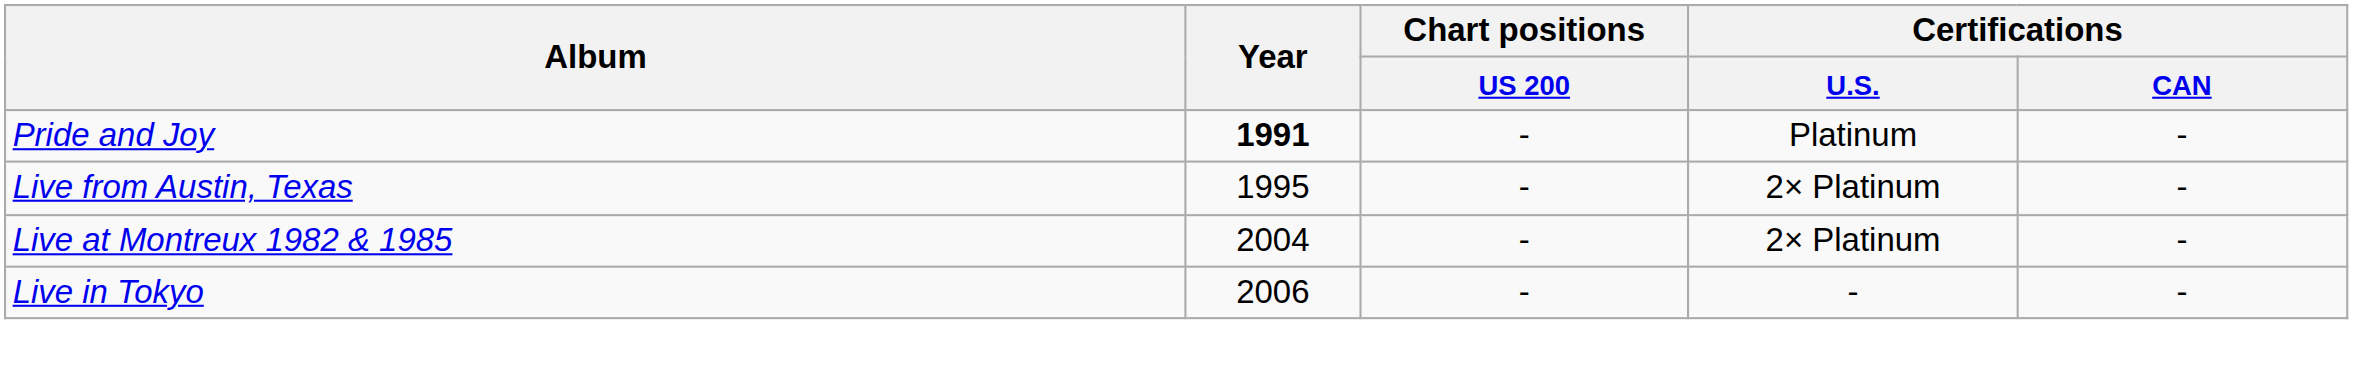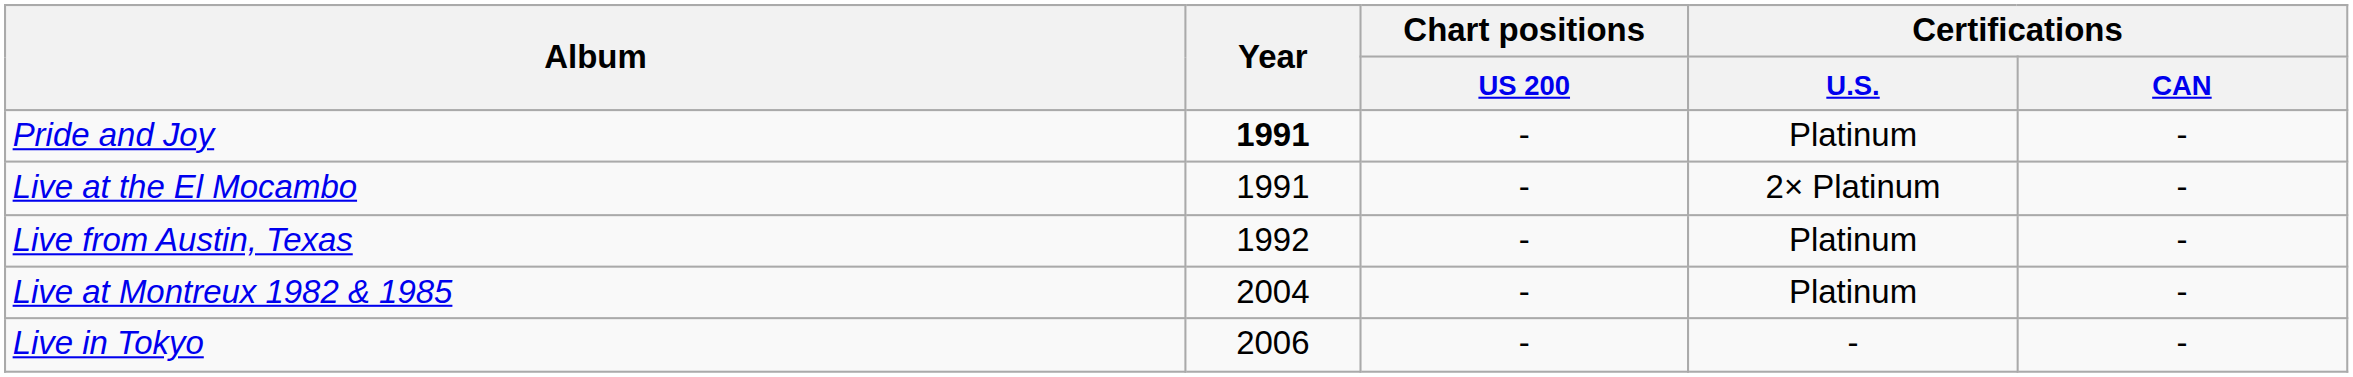+ row: (185, 187)
(1273, 187) 1995 -> (1273, 239) 1992
(1853, 187) 2× Platinum -> (1853, 239) Platinum
(1853, 239) 2× Platinum -> (1853, 291) Platinum
